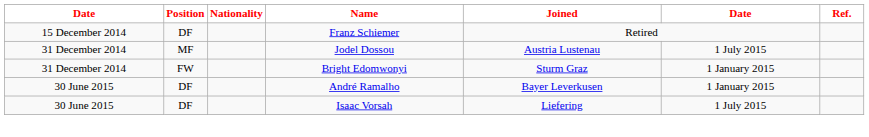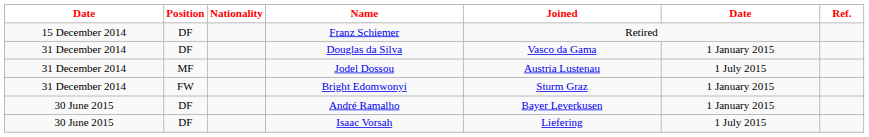+ row: (364, 50)
